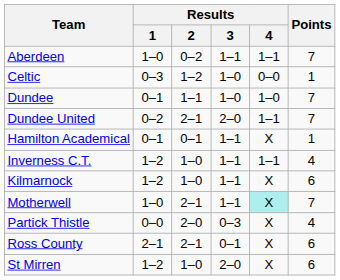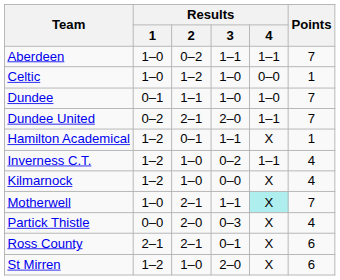(152, 77) 0–3 -> (152, 77) 1–0
(152, 139) 0–1 -> (152, 139) 1–2
(230, 160) 1–1 -> (230, 160) 0–2
(230, 181) 1–1 -> (230, 181) 0–0
(311, 181) 6 -> (311, 181) 4
